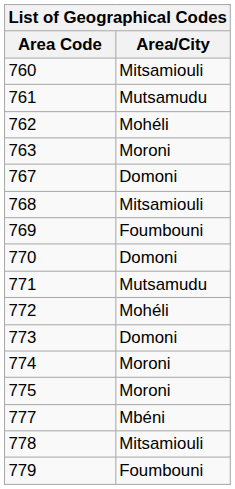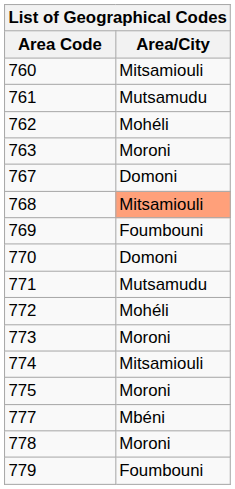(161, 204) no background -> (161, 204) lightsalmon background
(148, 337) Domoni -> (145, 337) Moroni
(145, 364) Moroni -> (161, 364) Mitsamiouli
(161, 444) Mitsamiouli -> (145, 444) Moroni
